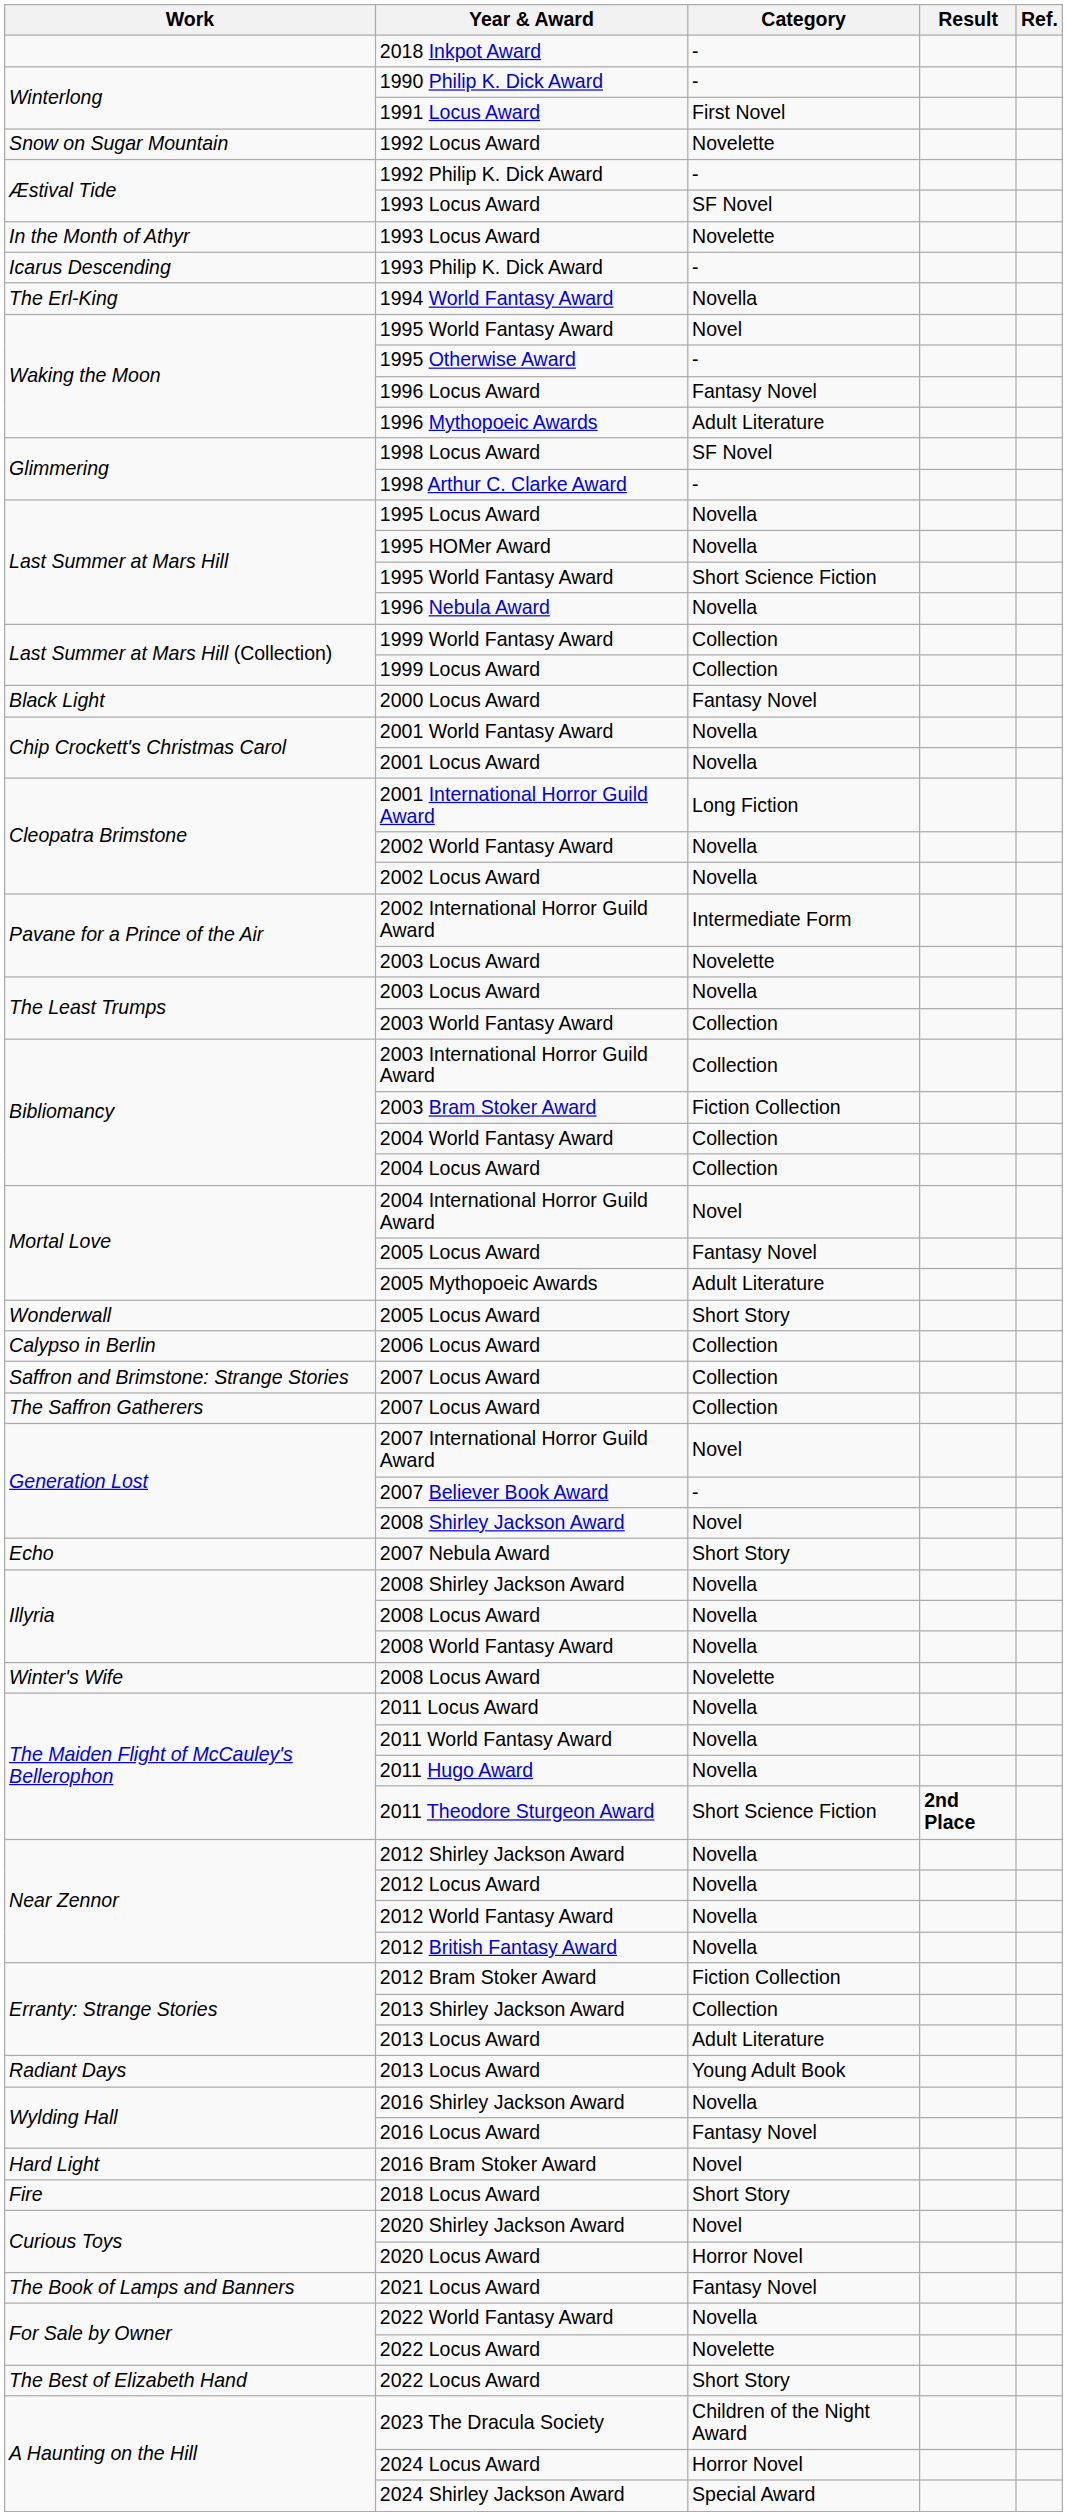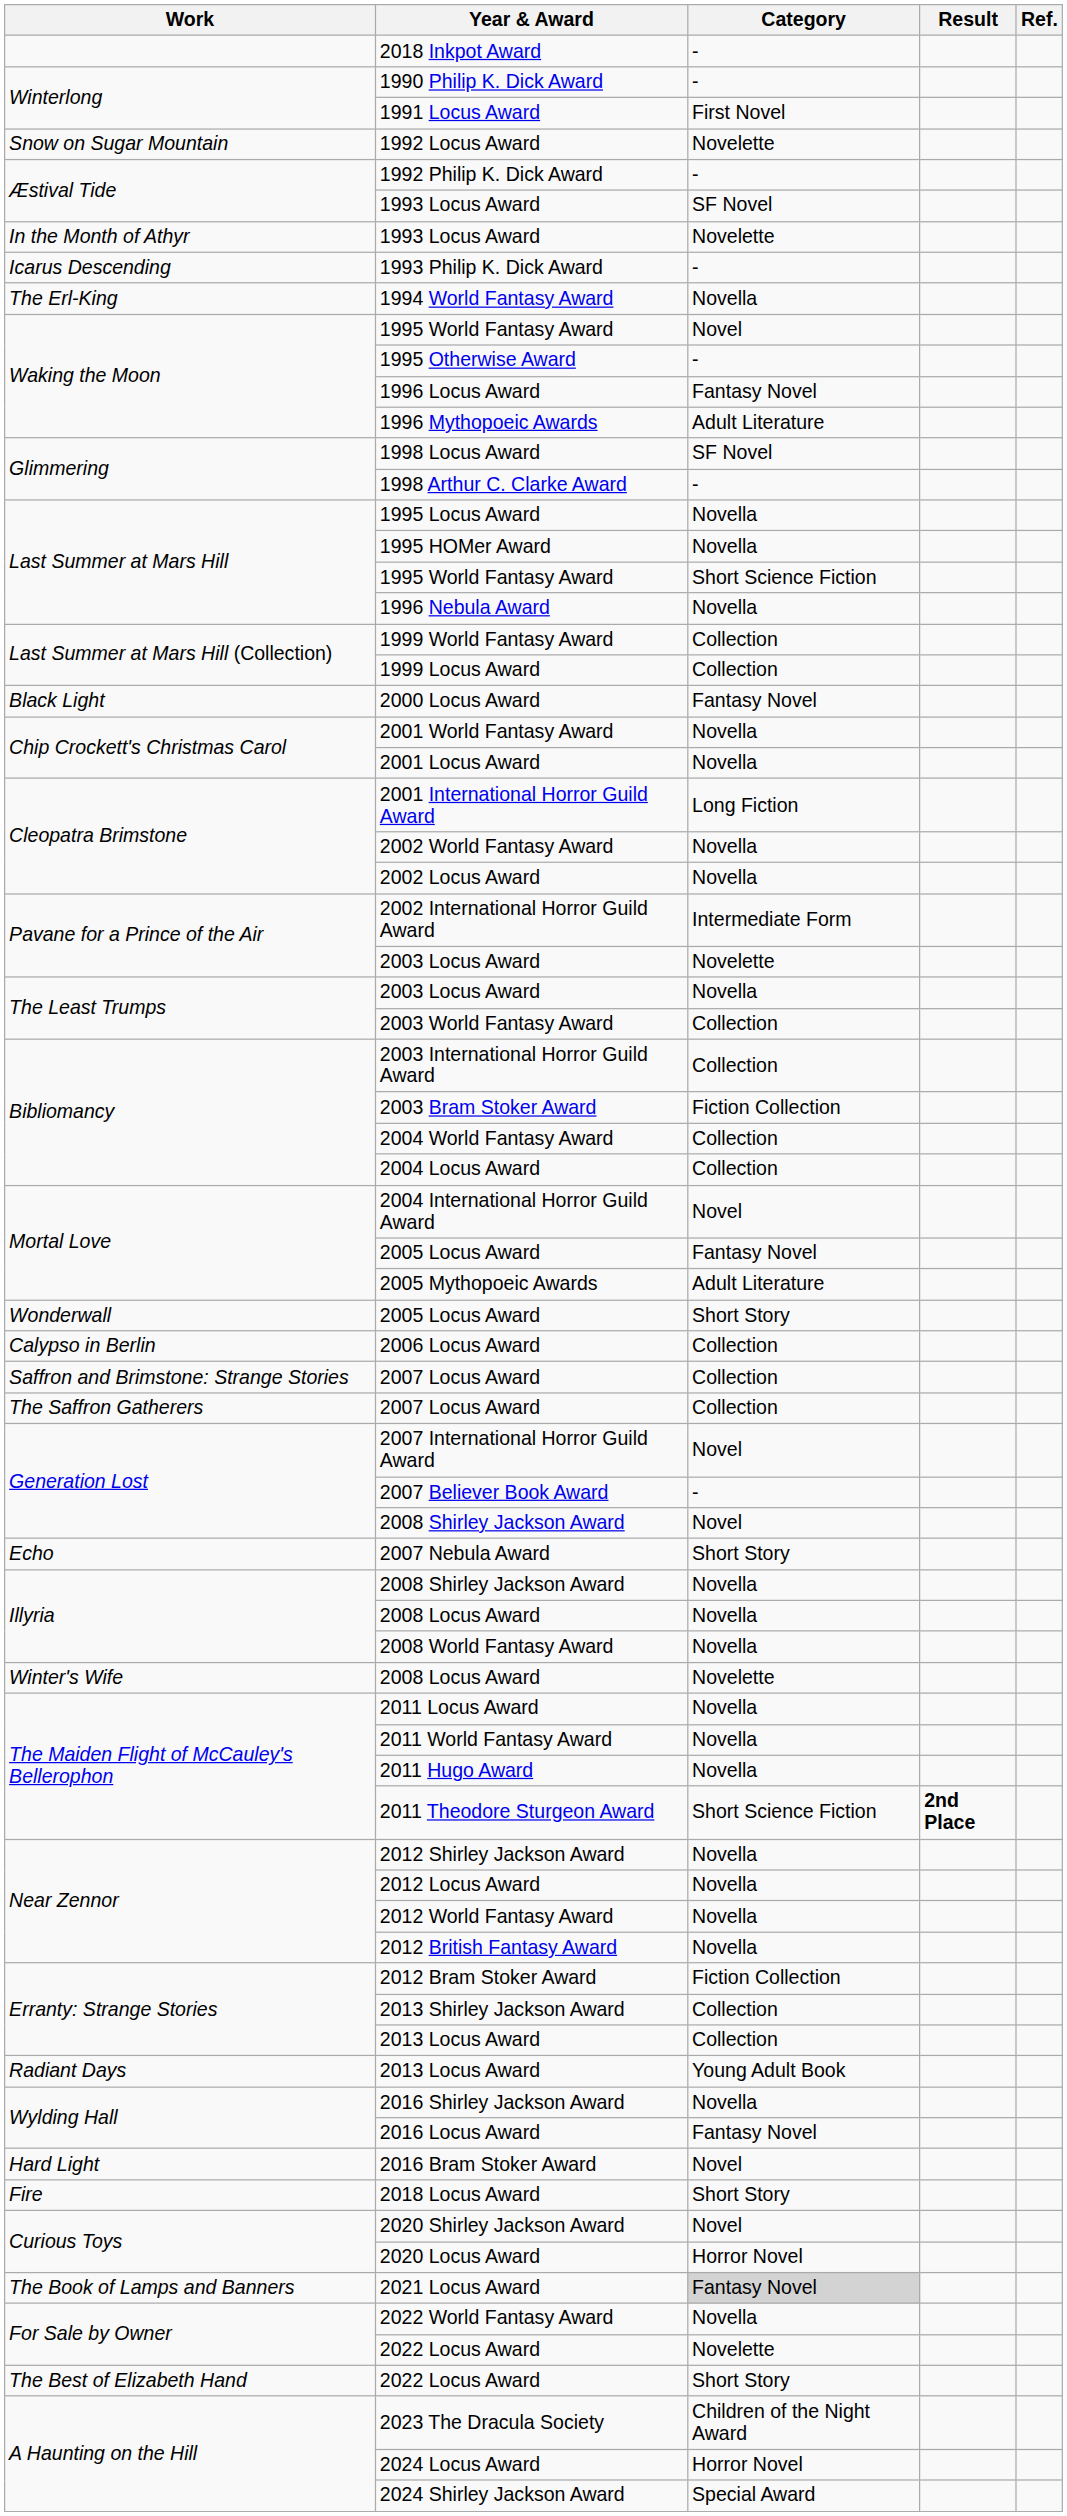(758, 2040) Adult Literature -> (735, 2040) Collection
(754, 2287) no background -> (754, 2287) lightgrey background
